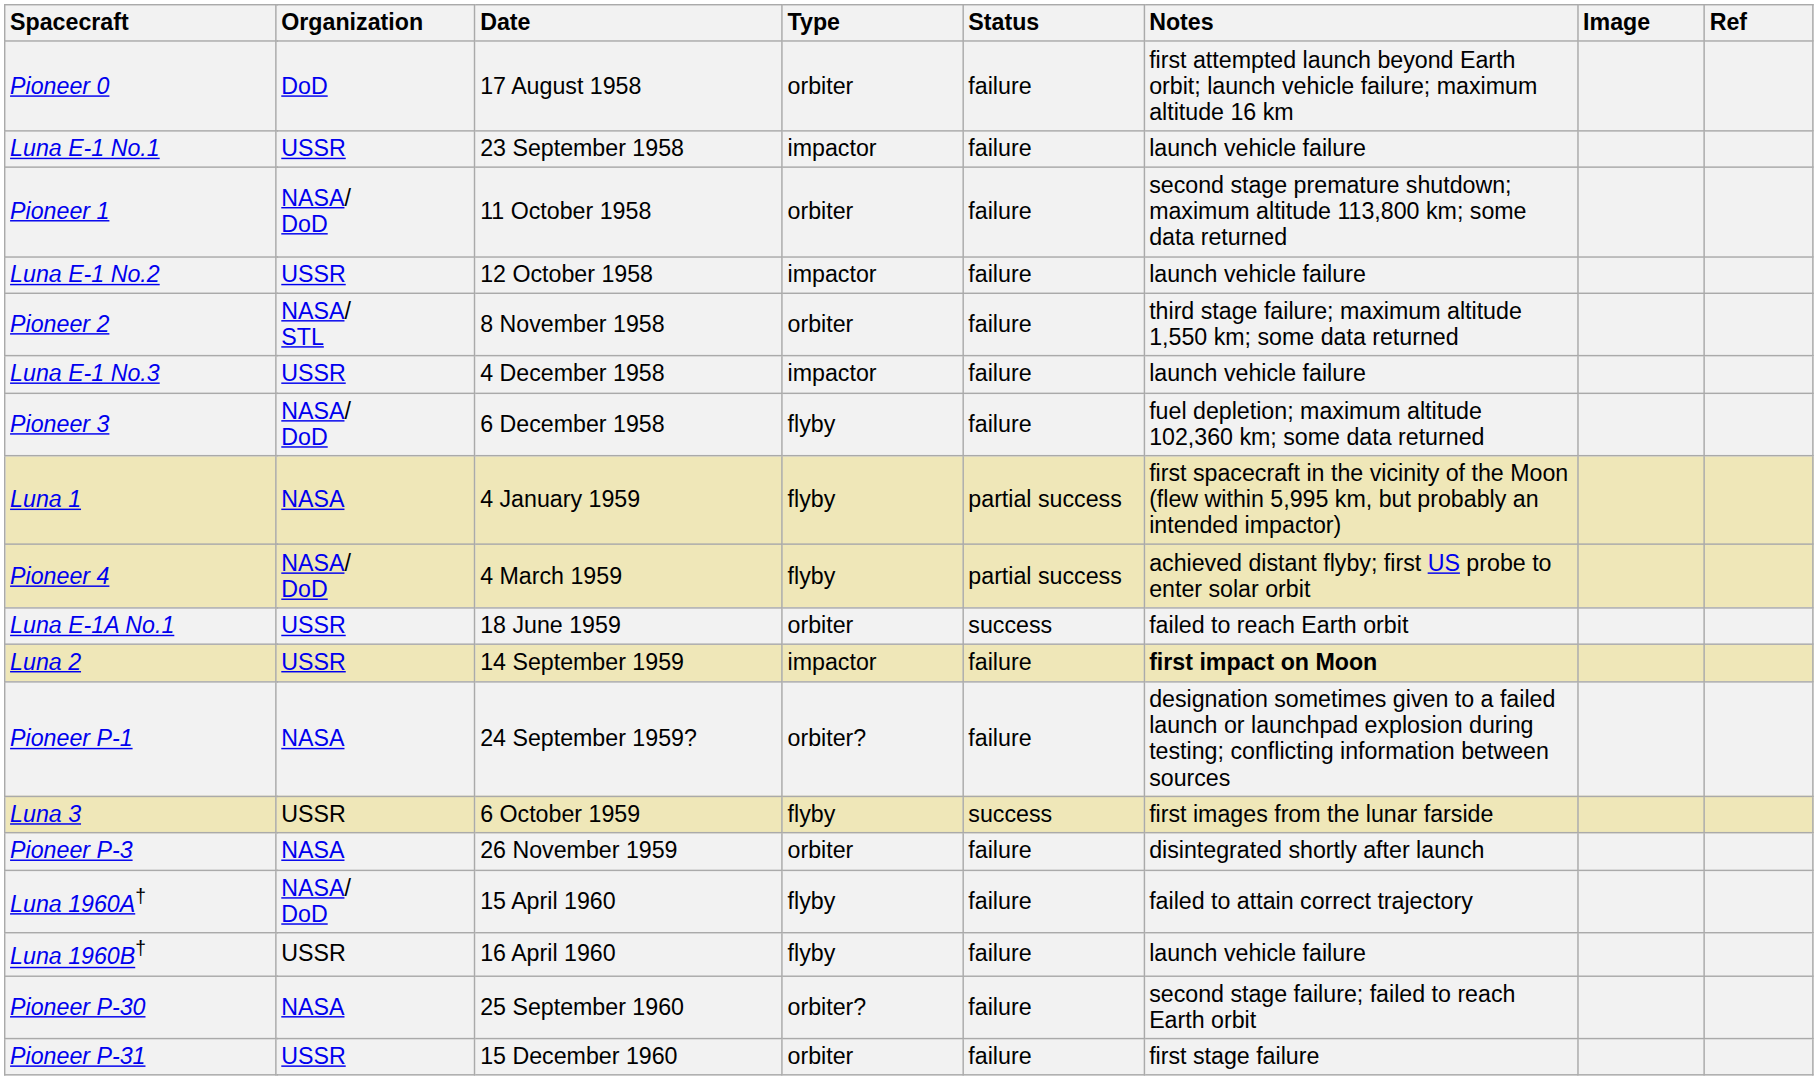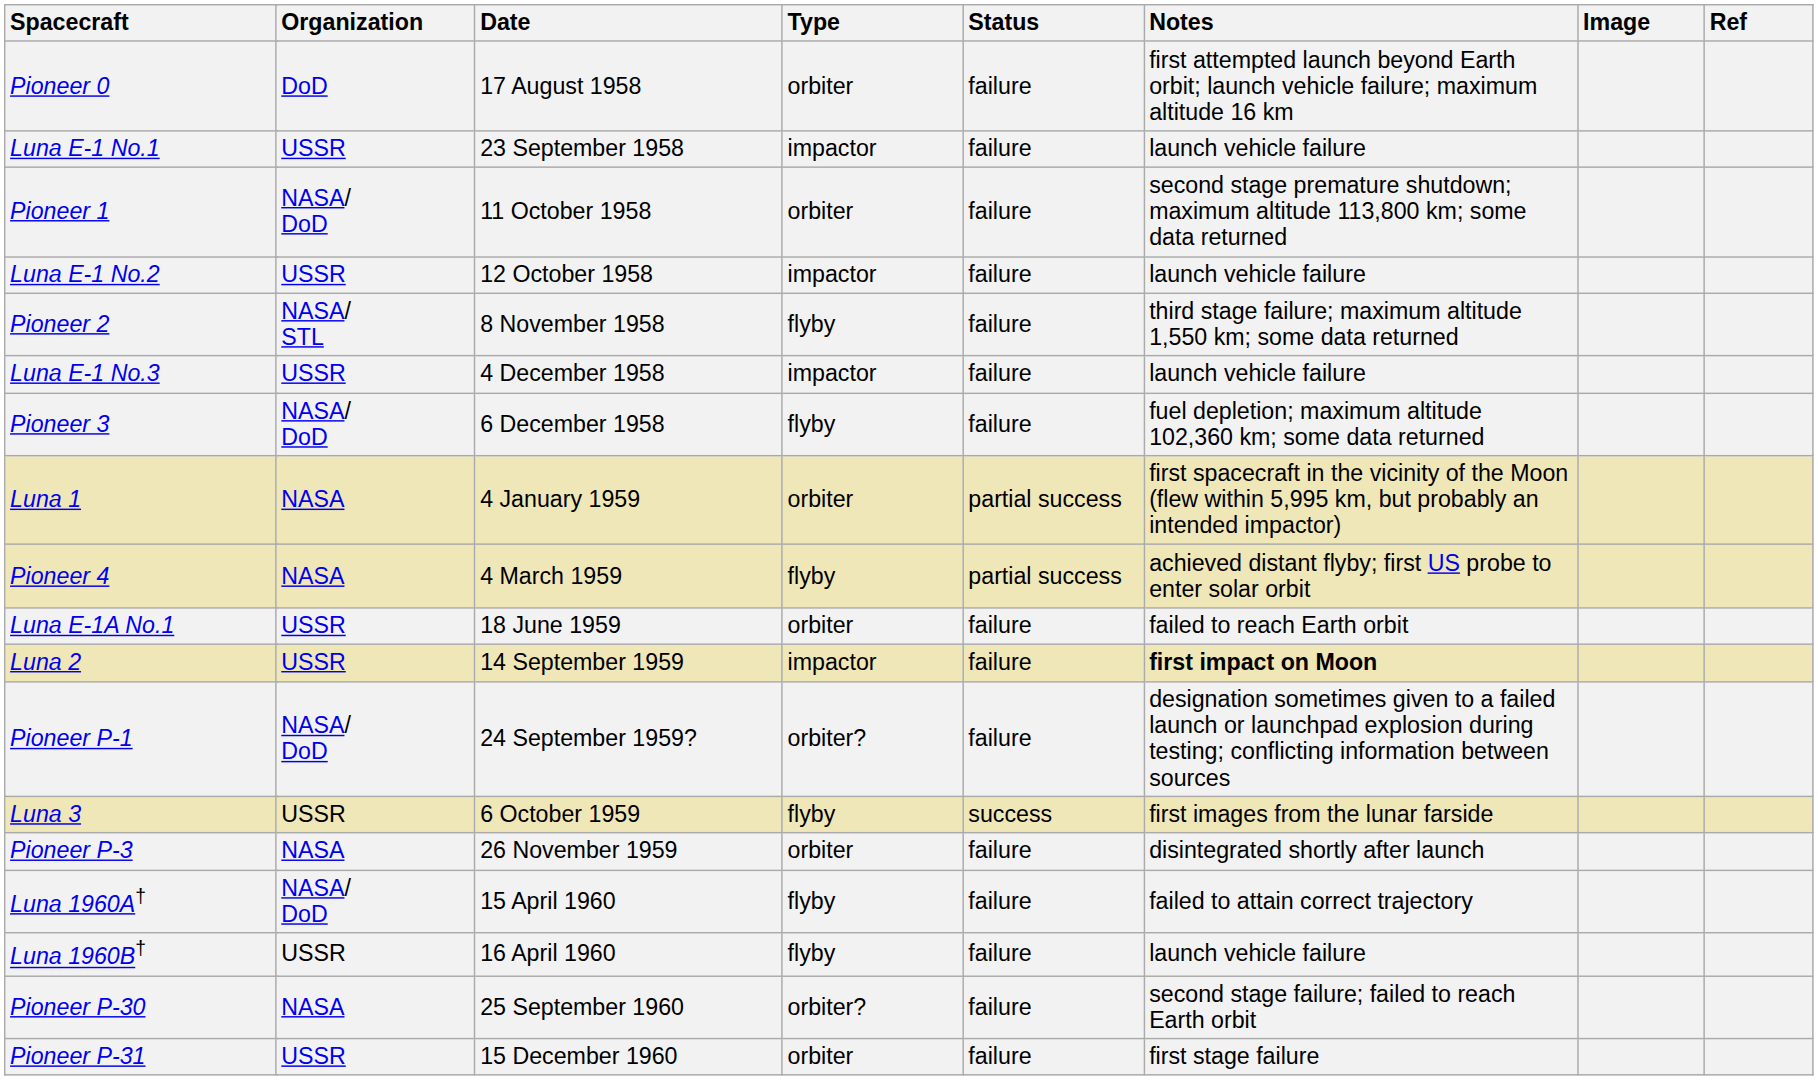(820, 324) orbiter -> (811, 324) flyby
(811, 499) flyby -> (820, 499) orbiter
(316, 575) NASA/ DoD -> (313, 575) NASA
(1010, 625) success -> (1000, 625) failure
(313, 738) NASA -> (316, 738) NASA/ DoD
